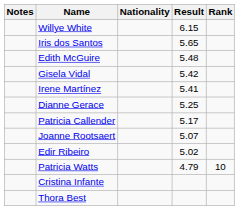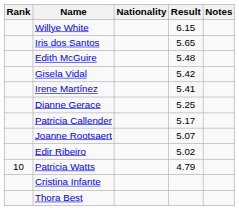columns swapped: (220, 12) <-> (20, 12)
